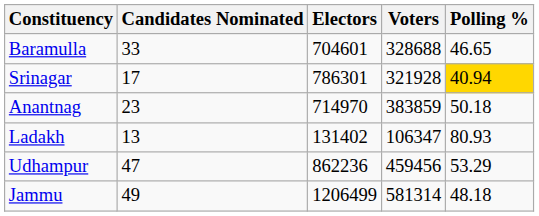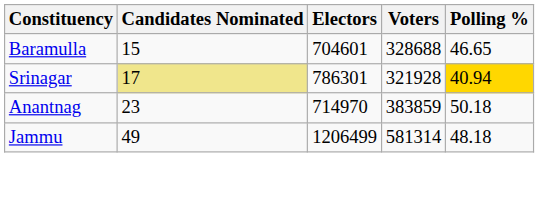(131, 48) 33 -> (131, 48) 15
(131, 78) no background -> (131, 78) khaki background
- row: (37, 136)
- row: (49, 166)
